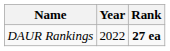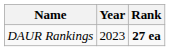(112, 35) 2022 -> (112, 35) 2023
